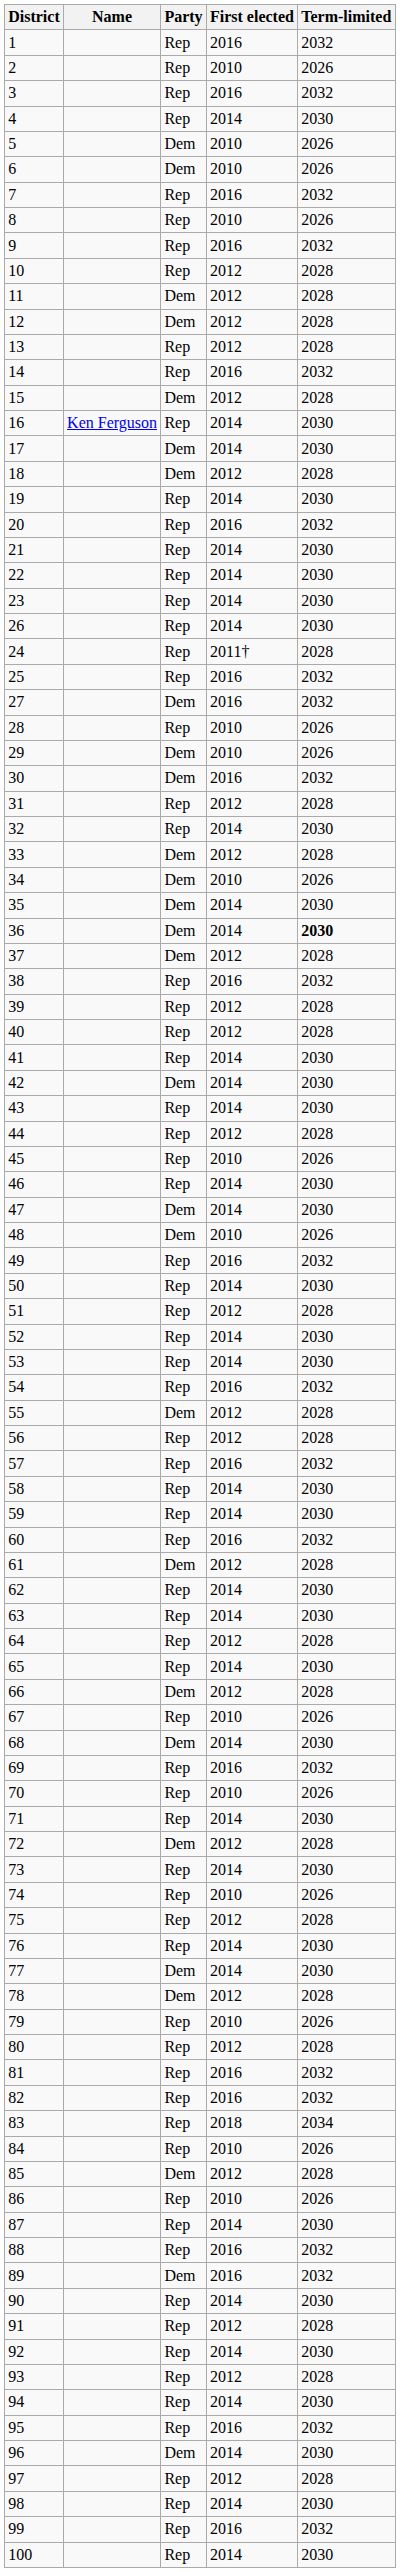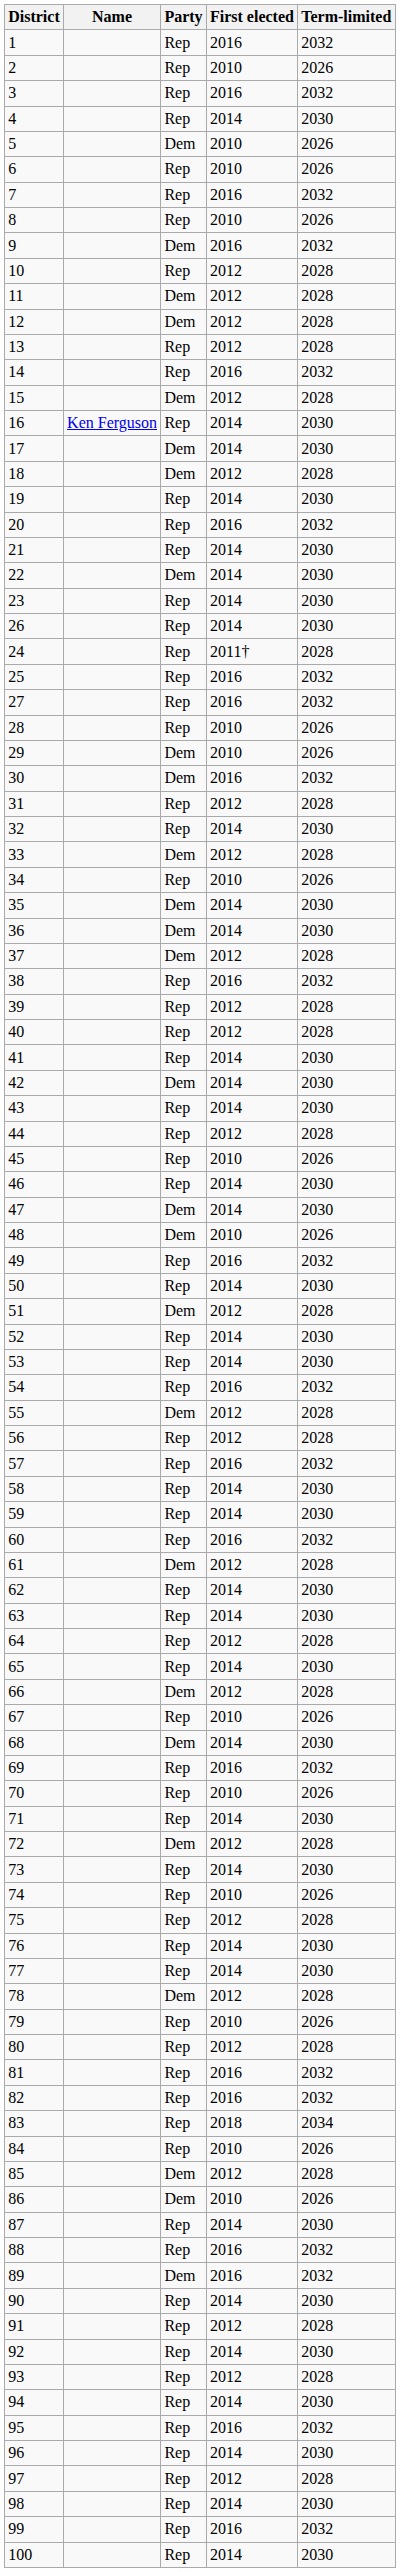(180, 169) Dem -> (177, 169) Rep
(177, 245) Rep -> (180, 245) Dem
(177, 575) Rep -> (180, 575) Dem
(180, 702) Dem -> (177, 702) Rep
(180, 879) Dem -> (177, 879) Rep
(317, 930) bold -> (317, 930) normal
(177, 1311) Rep -> (180, 1311) Dem
(180, 1971) Dem -> (177, 1971) Rep
(177, 2199) Rep -> (180, 2199) Dem
(180, 2453) Dem -> (177, 2453) Rep
